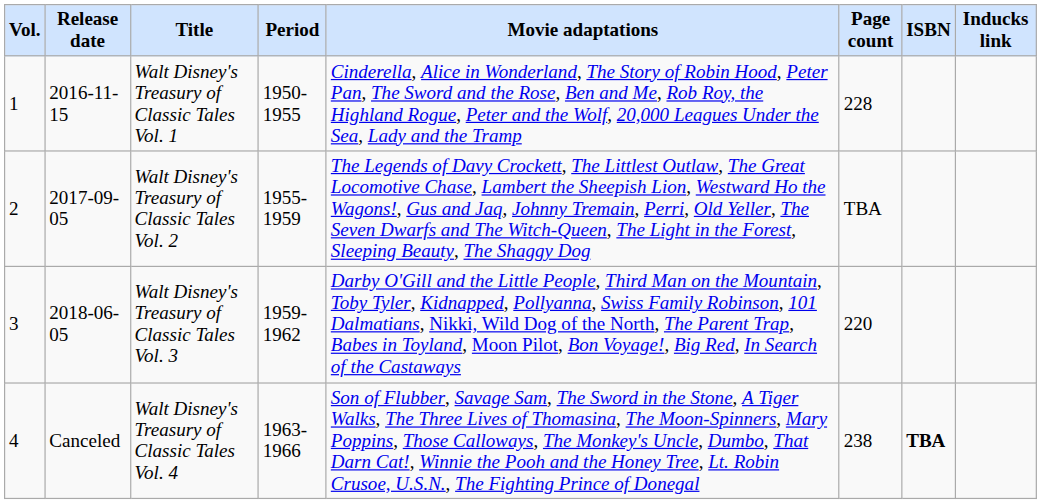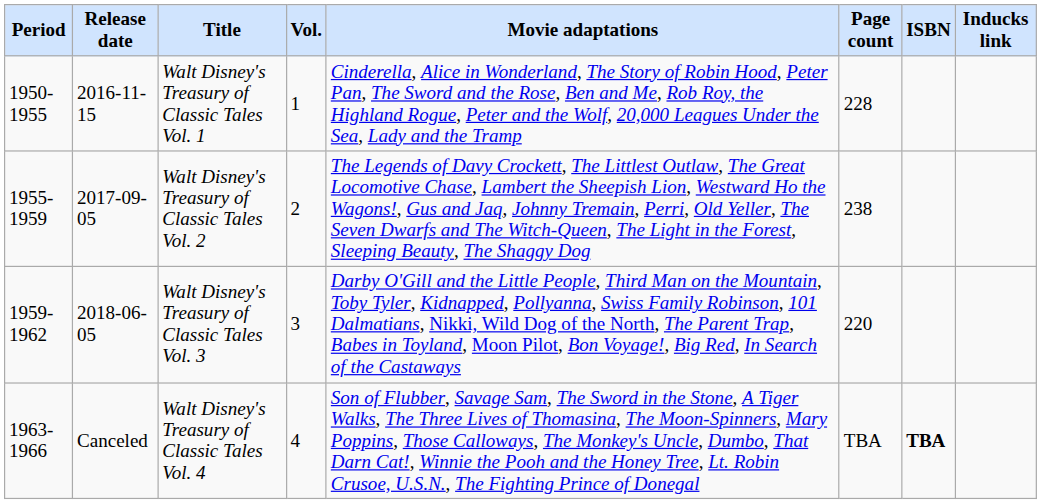columns swapped: (25, 30) <-> (292, 30)
(863, 208) TBA -> (858, 208) 238
(858, 440) 238 -> (863, 440) TBA
